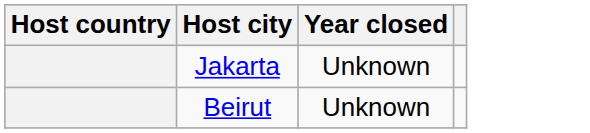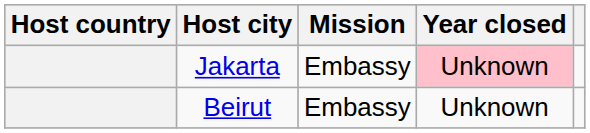+ column: (357, 25)
(376, 66) no background -> (495, 66) pink background
